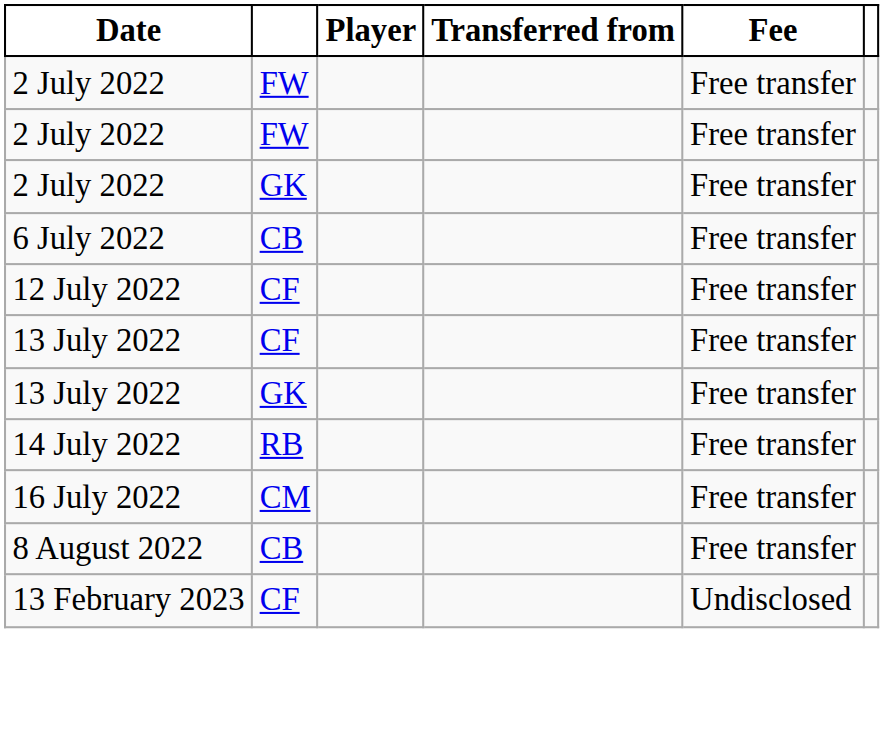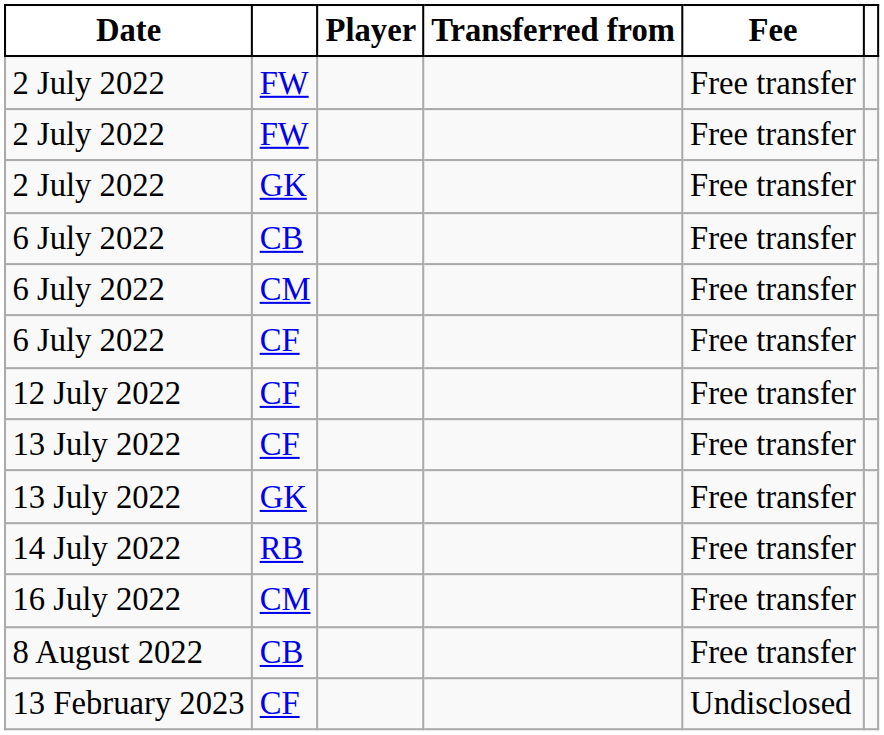+ row: (89, 289)
+ row: (89, 340)
